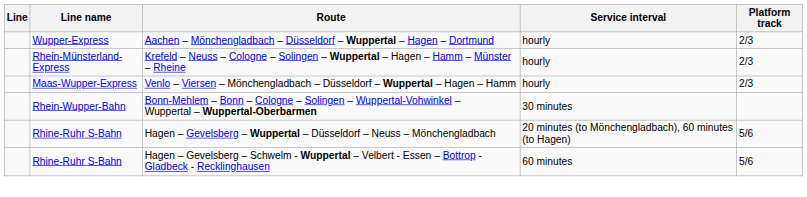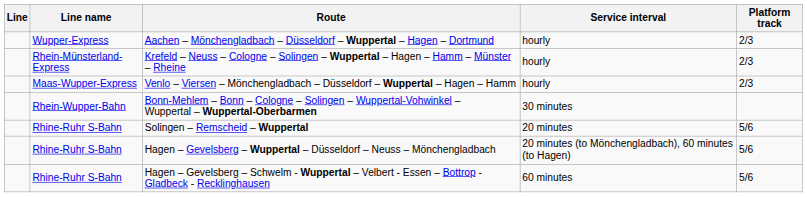+ row: (227, 128)
